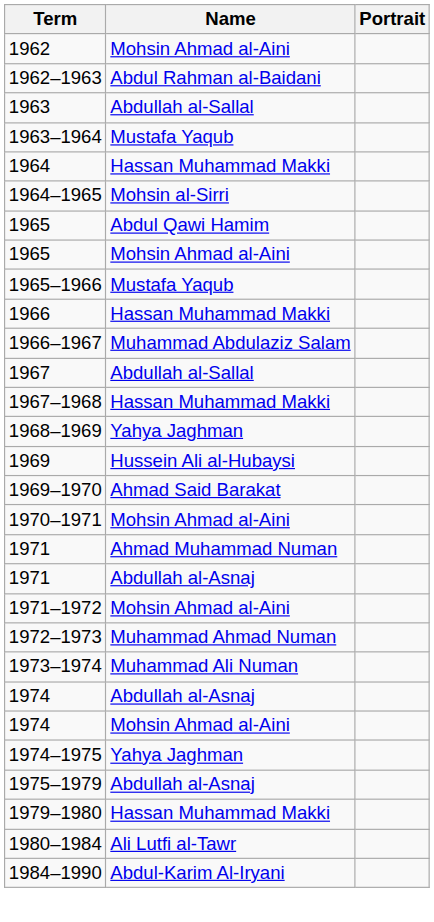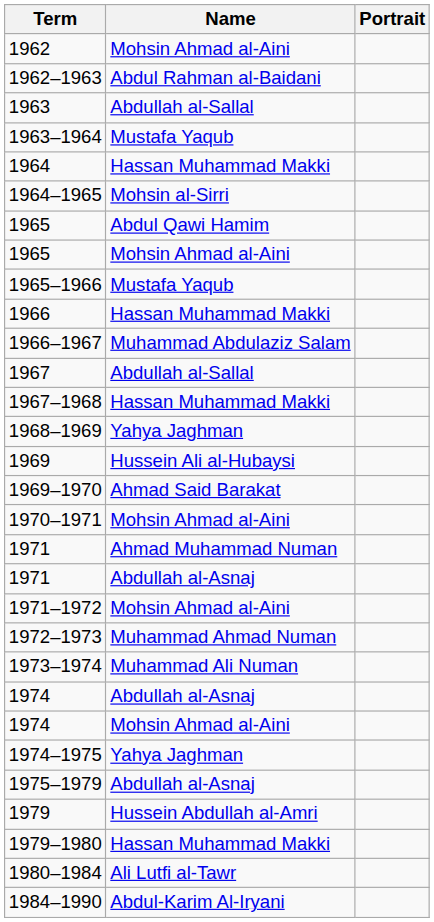+ row: (30, 813)
